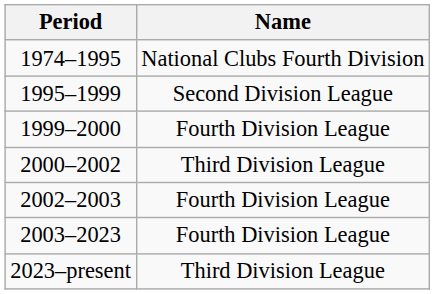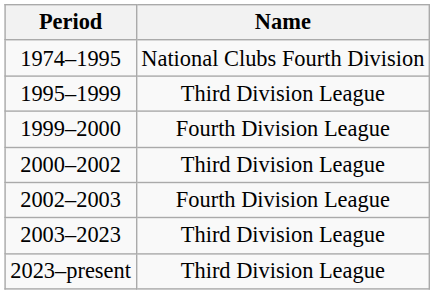(283, 93) Second Division League -> (283, 93) Third Division League
(283, 235) Fourth Division League -> (283, 235) Third Division League
